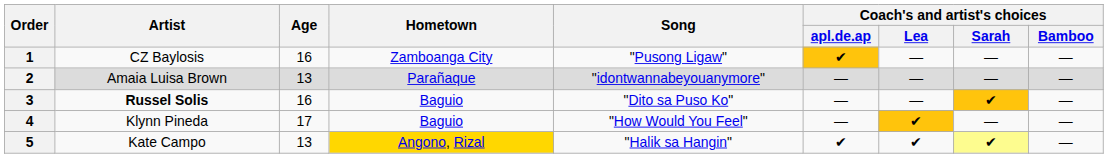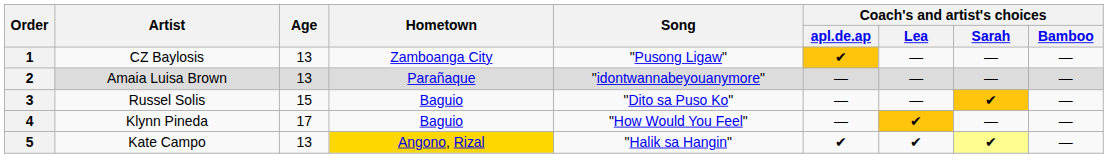(304, 57) 16 -> (304, 57) 13
(167, 100) bold -> (167, 100) normal
(304, 100) 16 -> (304, 100) 15
